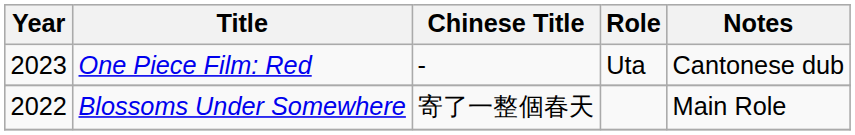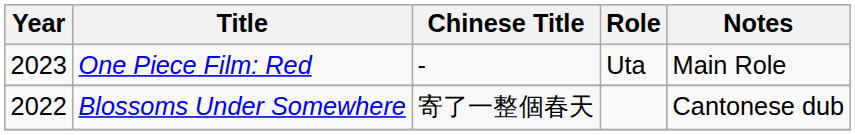(758, 64) Cantonese dub -> (729, 64) Main Role
(729, 107) Main Role -> (758, 107) Cantonese dub
